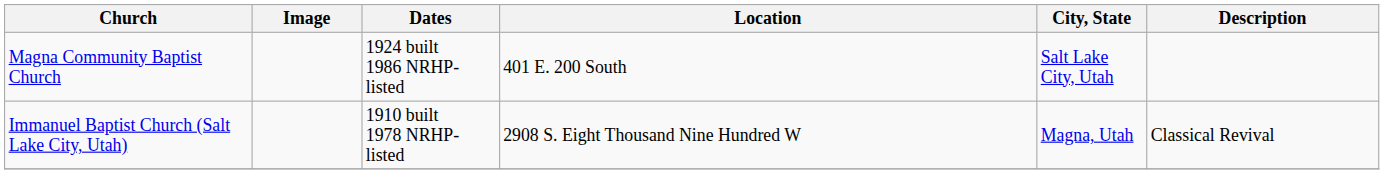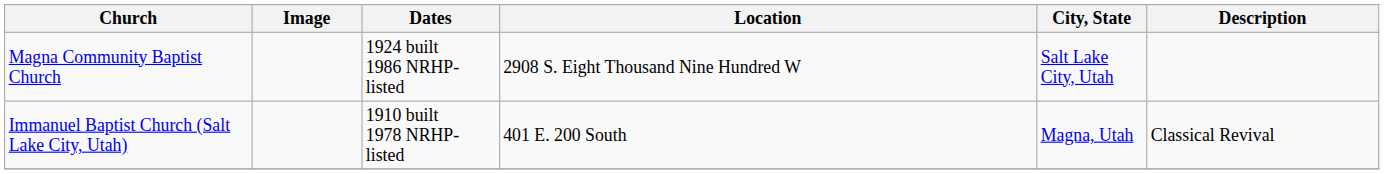(565, 66) 401 E. 200 South -> (652, 66) 2908 S. Eight Thousand Nine Hundred W
(652, 134) 2908 S. Eight Thousand Nine Hundred W -> (565, 134) 401 E. 200 South
